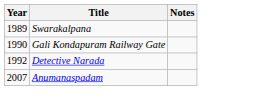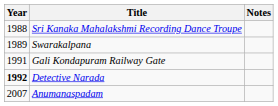+ row: (137, 28)
(17, 45) 1990 -> (17, 61) 1991
(17, 61) normal -> (17, 77) bold
